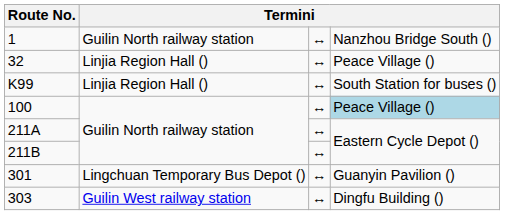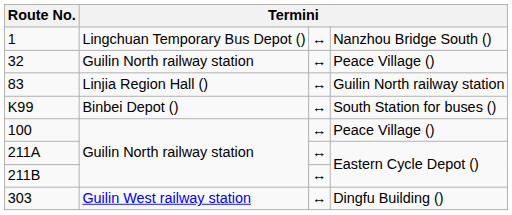(168, 38) Guilin North railway station -> (194, 38) Lingchuan Temporary Bus Depot ()
(145, 61) Linjia Region Hall () -> (168, 61) Guilin North railway station
+ row: (16, 84)
(145, 84) Linjia Region Hall () -> (130, 107) Binbei Depot ()
(384, 107) lightblue background -> (384, 130) no background
- row: (20, 175)
